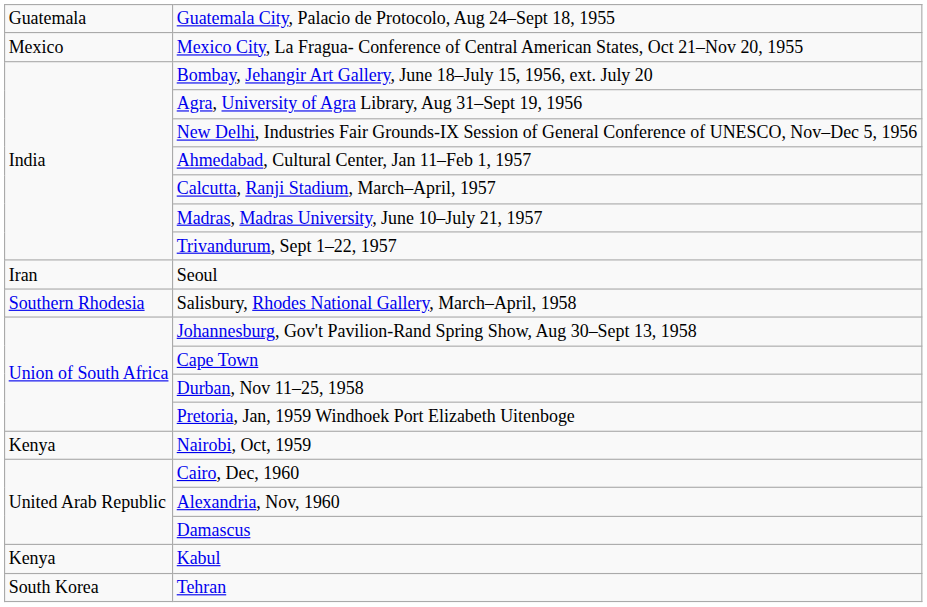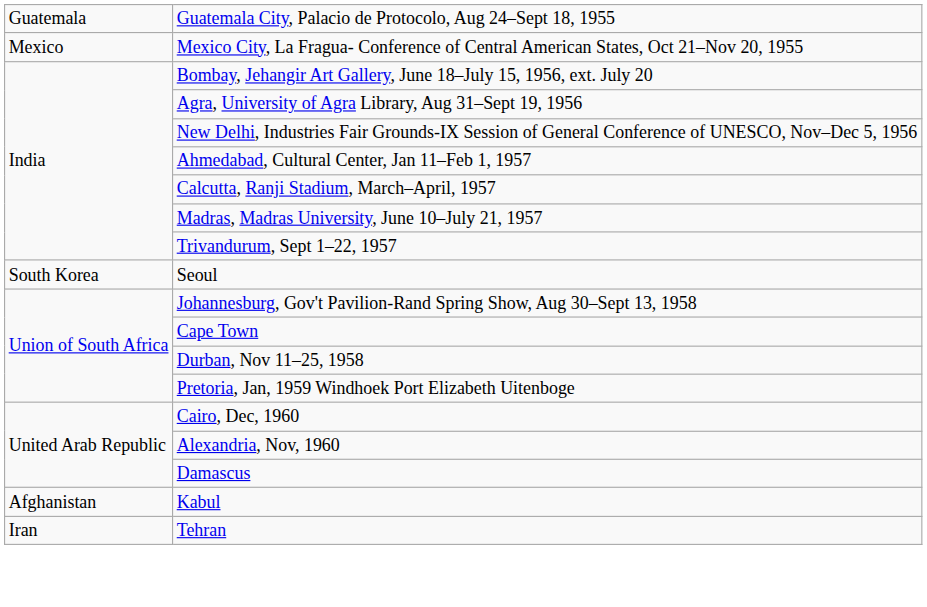(23, 274) Iran -> (54, 274) South Korea
- row: (377, 302)
- row: (244, 445)
(32, 558) Kenya -> (52, 501) Afghanistan
(54, 587) South Korea -> (23, 530) Iran
